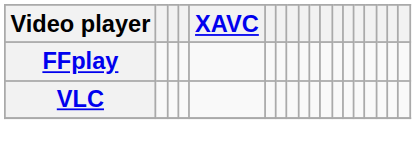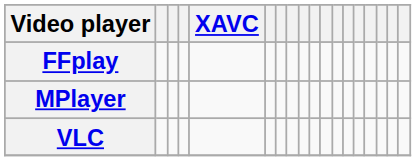+ row: (80, 100)
